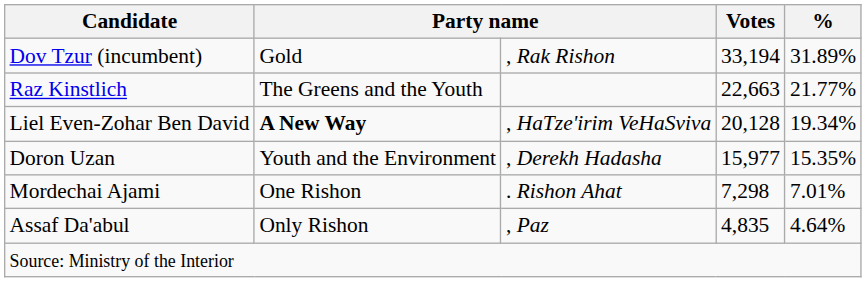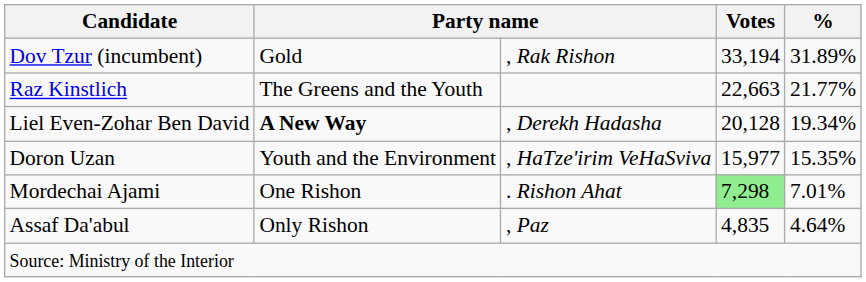(609, 123) , HaTze'irim VeHaSviva -> (584, 123) , Derekh Hadasha
(584, 157) , Derekh Hadasha -> (609, 157) , HaTze'irim VeHaSviva
(745, 191) no background -> (745, 191) lightgreen background
